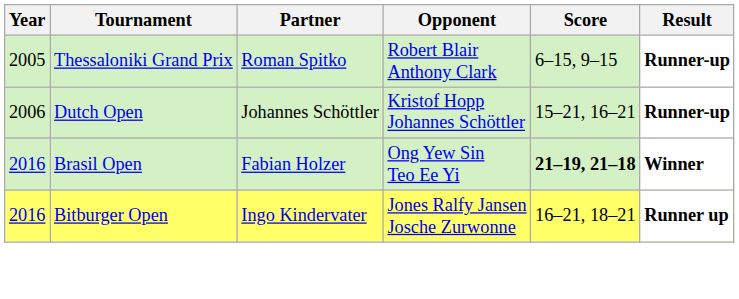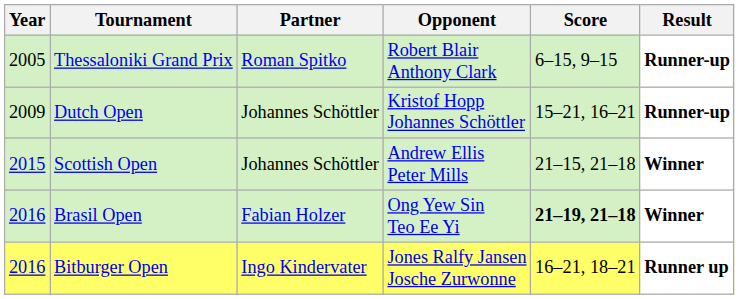(27, 112) 2006 -> (27, 112) 2009
+ row: (106, 164)
